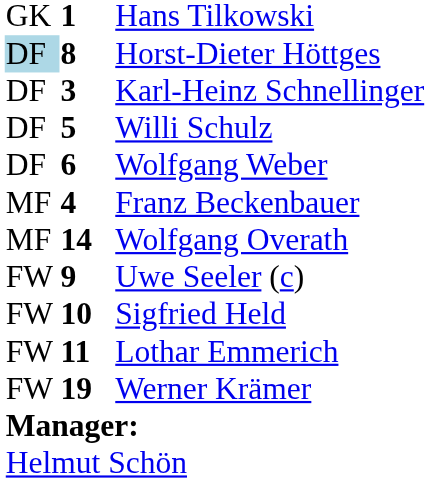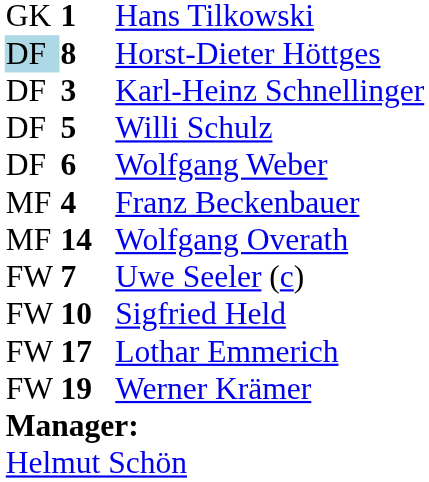(68, 276) 9 -> (68, 276) 7
(75, 351) 11 -> (76, 351) 17
